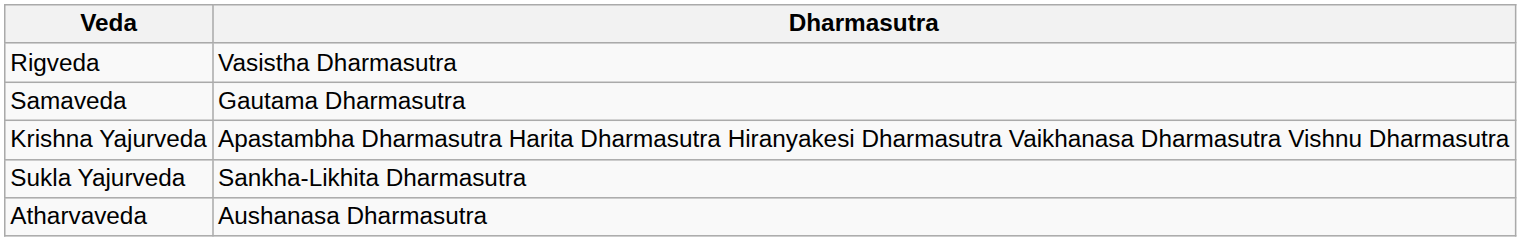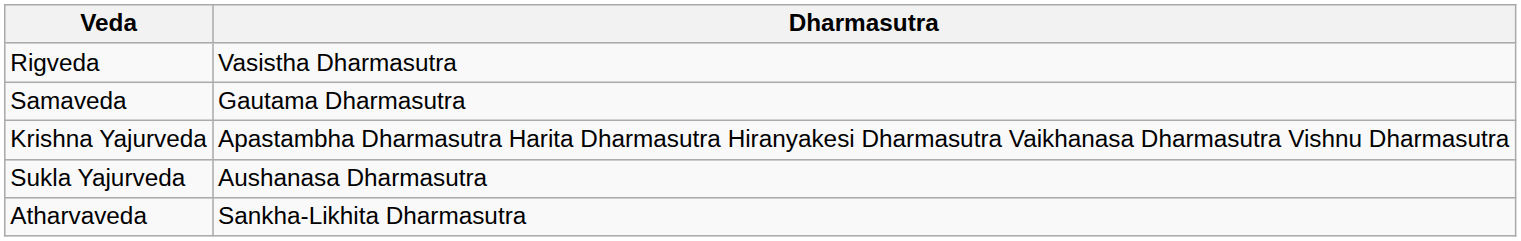(372, 178) Sankha-Likhita Dharmasutra -> (353, 178) Aushanasa Dharmasutra
(353, 216) Aushanasa Dharmasutra -> (372, 216) Sankha-Likhita Dharmasutra
